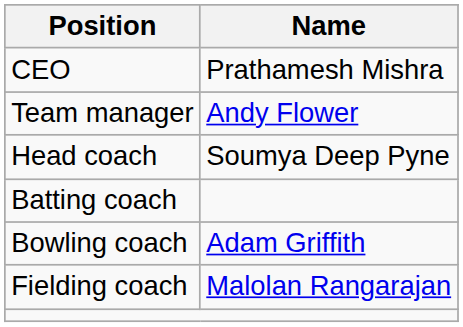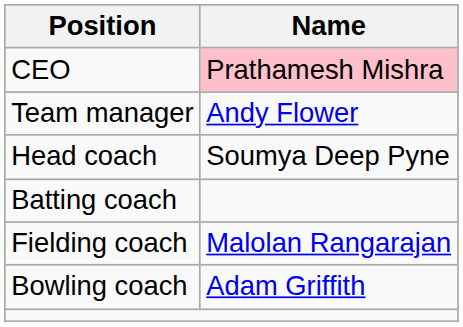(325, 69) no background -> (325, 69) pink background
rows swapped: (99, 243) <-> (99, 286)
